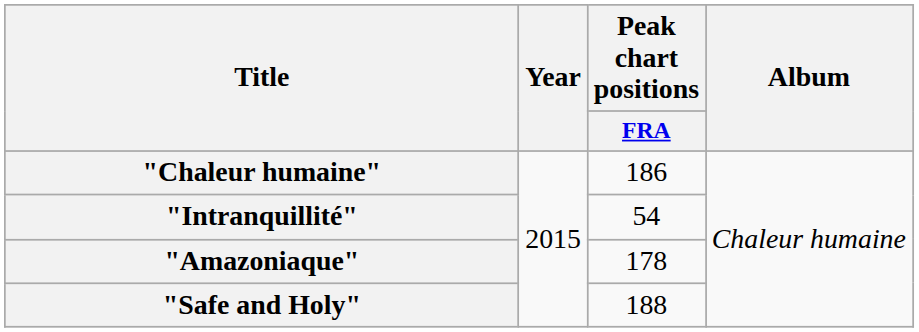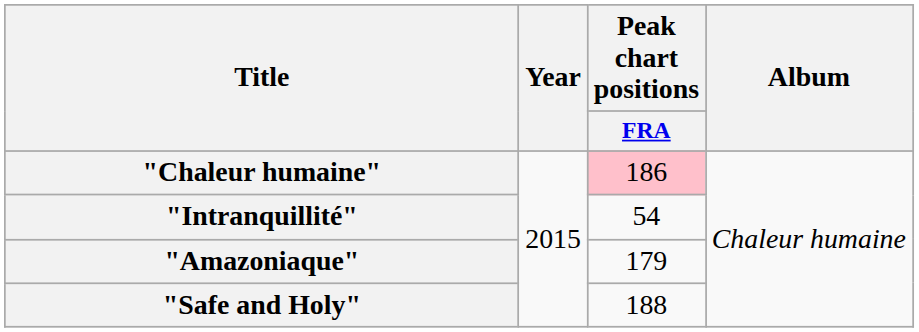(646, 172) no background -> (646, 172) pink background
(646, 260) 178 -> (646, 260) 179
